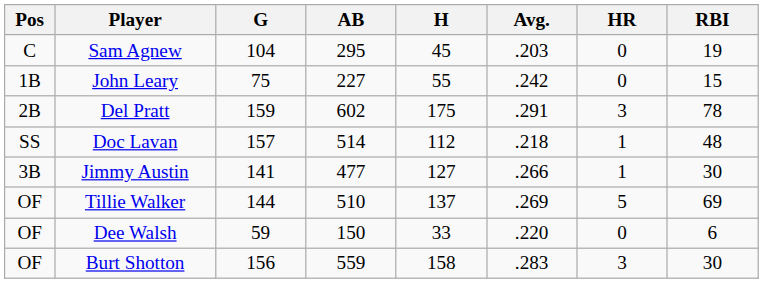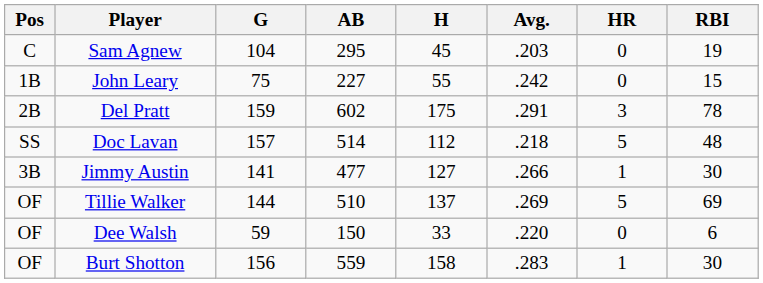(622, 141) 1 -> (622, 141) 5
(622, 263) 3 -> (622, 263) 1
